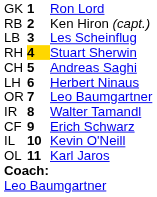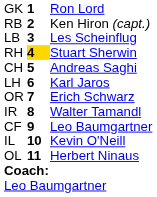(95, 82) Herbert Ninaus -> (80, 82) Karl Jaros
(101, 97) Leo Baumgartner -> (92, 97) Erich Schwarz
(92, 126) Erich Schwarz -> (101, 126) Leo Baumgartner
(80, 156) Karl Jaros -> (95, 156) Herbert Ninaus
